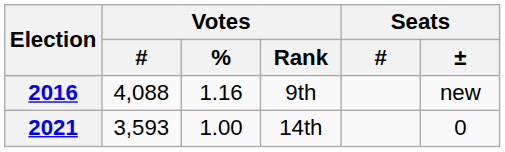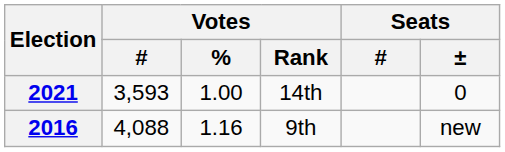rows swapped: (53, 92) <-> (53, 127)
